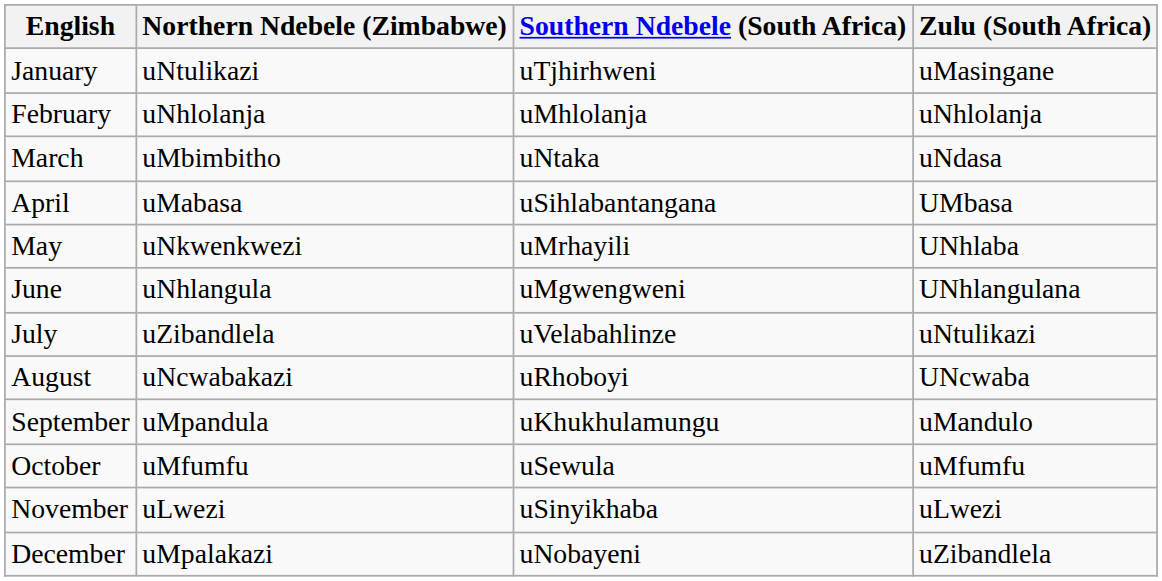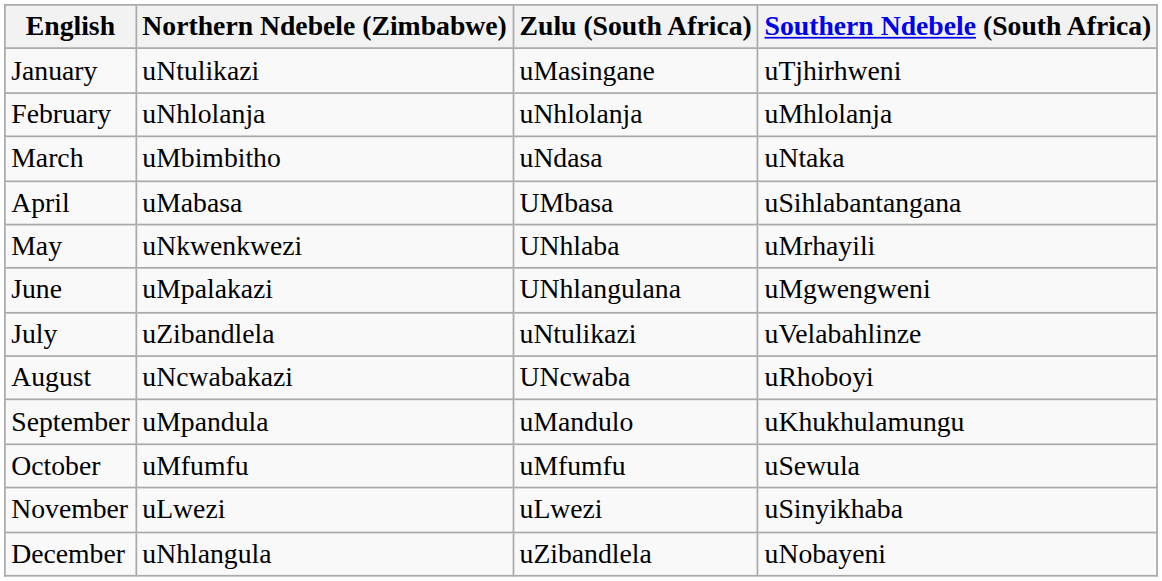columns swapped: (713, 26) <-> (1035, 26)
(207, 289) uNhlangula -> (208, 289) uMpalakazi
(208, 553) uMpalakazi -> (207, 553) uNhlangula
